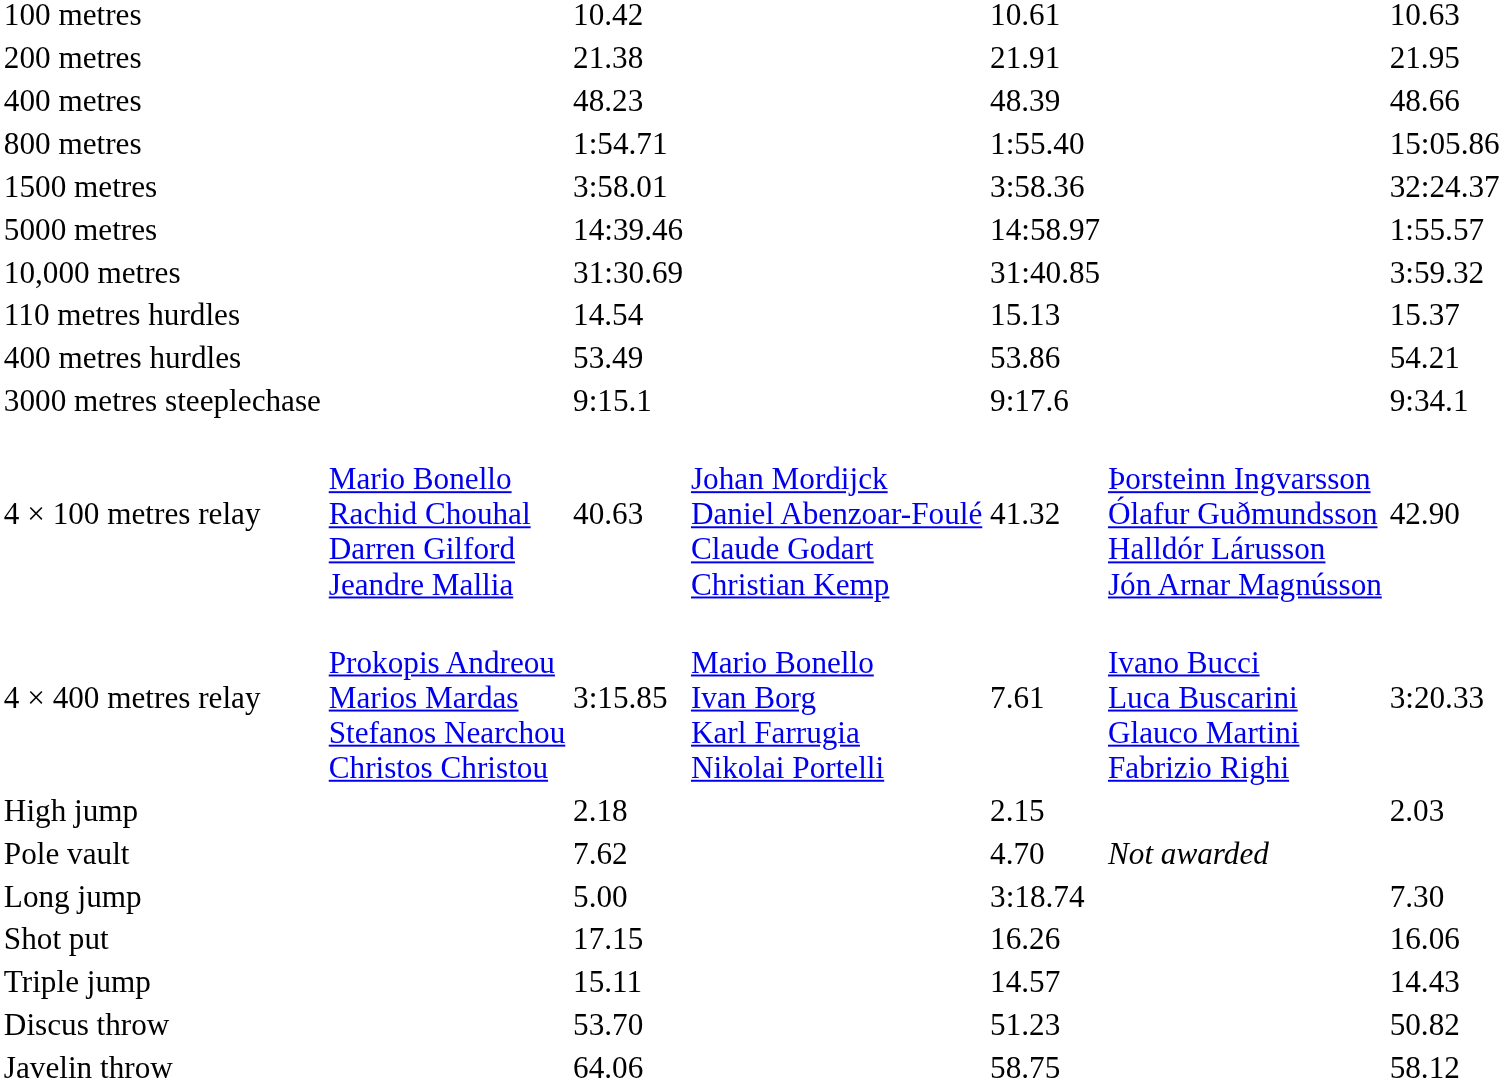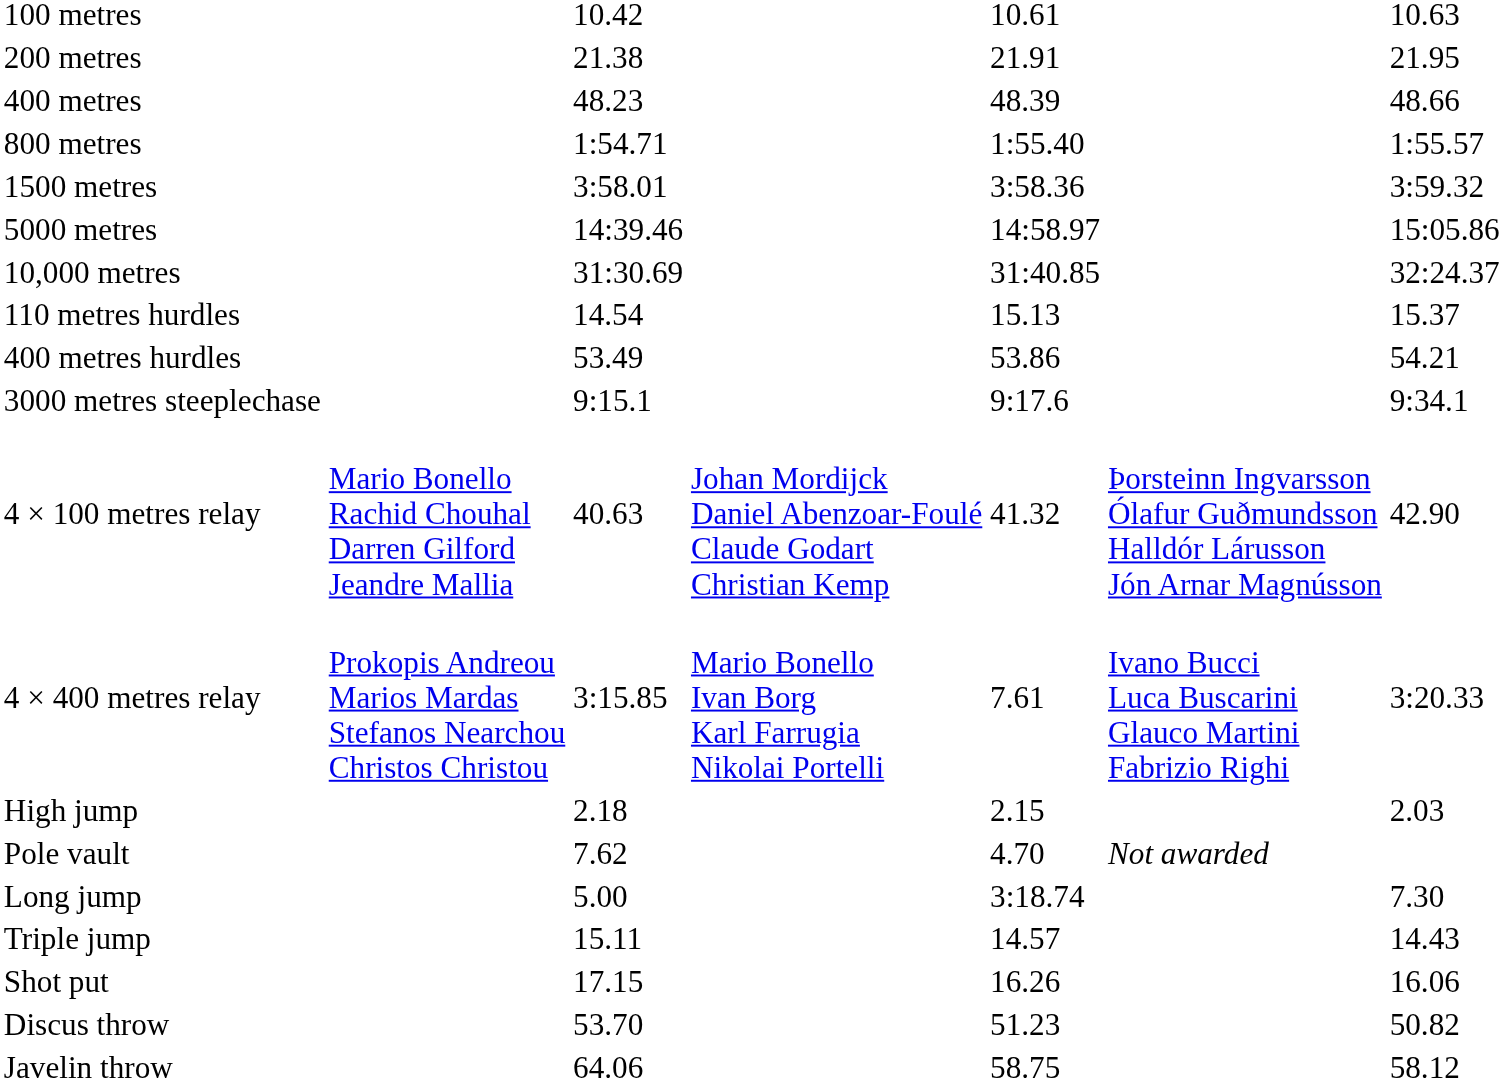(1445, 143) 15:05.86 -> (1437, 143) 1:55.57
(1445, 186) 32:24.37 -> (1437, 186) 3:59.32
(1437, 229) 1:55.57 -> (1445, 229) 15:05.86
(1437, 272) 3:59.32 -> (1445, 272) 32:24.37
rows swapped: (77, 982) <-> (56, 939)
